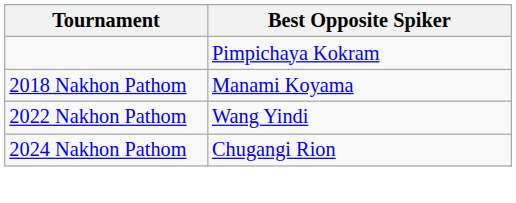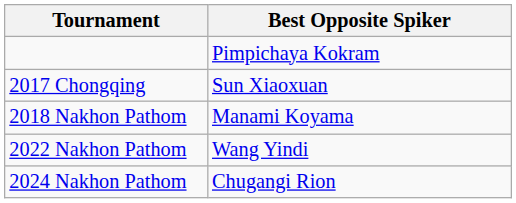+ row: (77, 85)
